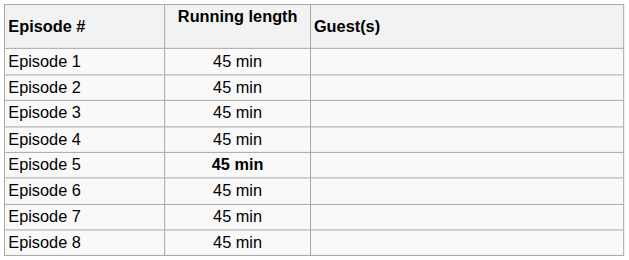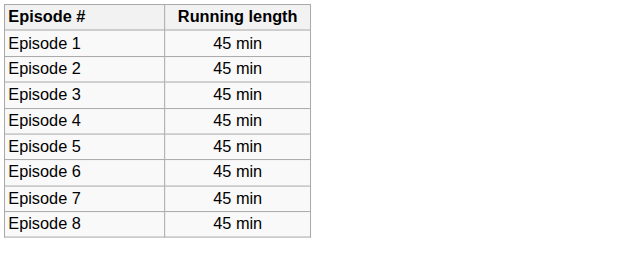- column: (347, 26)
(238, 165) bold -> (238, 146) normal
